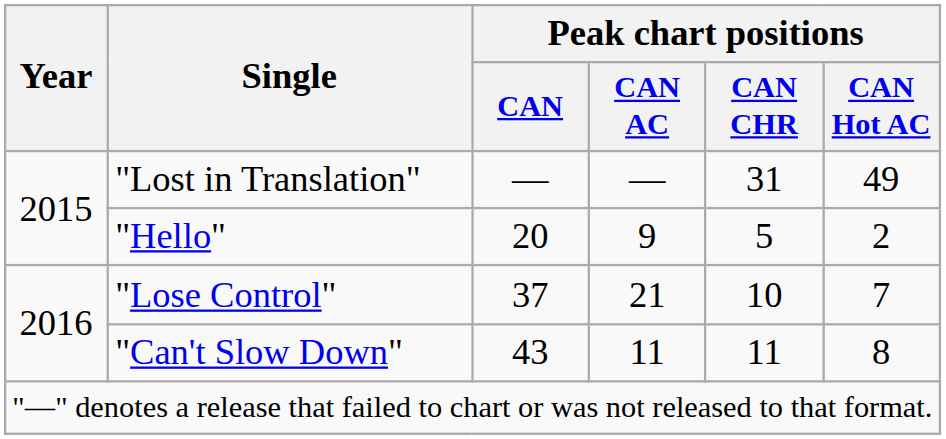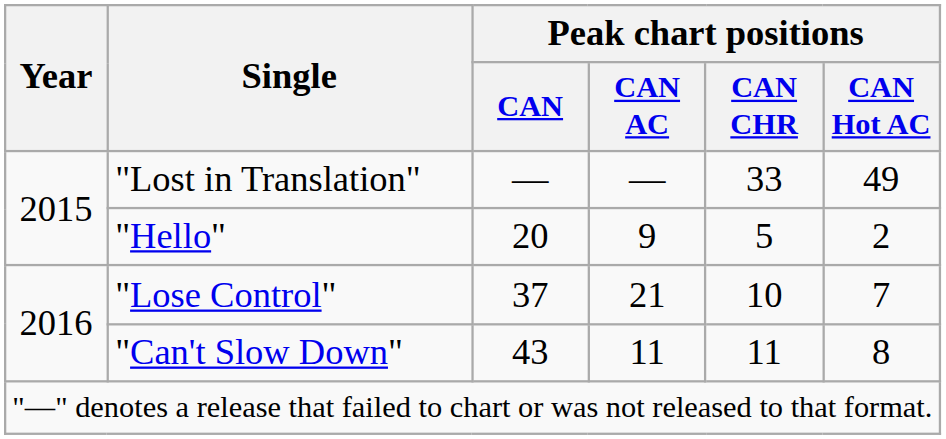(764, 178) 31 -> (764, 178) 33
